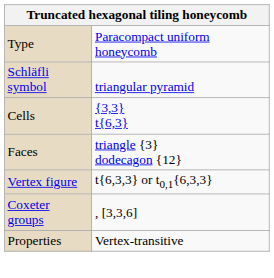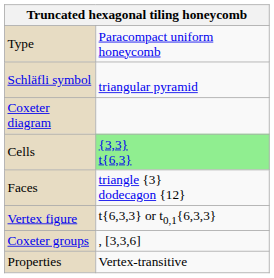+ row: (29, 115)
(112, 115) no background -> (115, 151) lightgreen background
